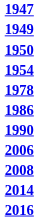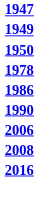- row: (19, 70)
- row: (19, 190)
